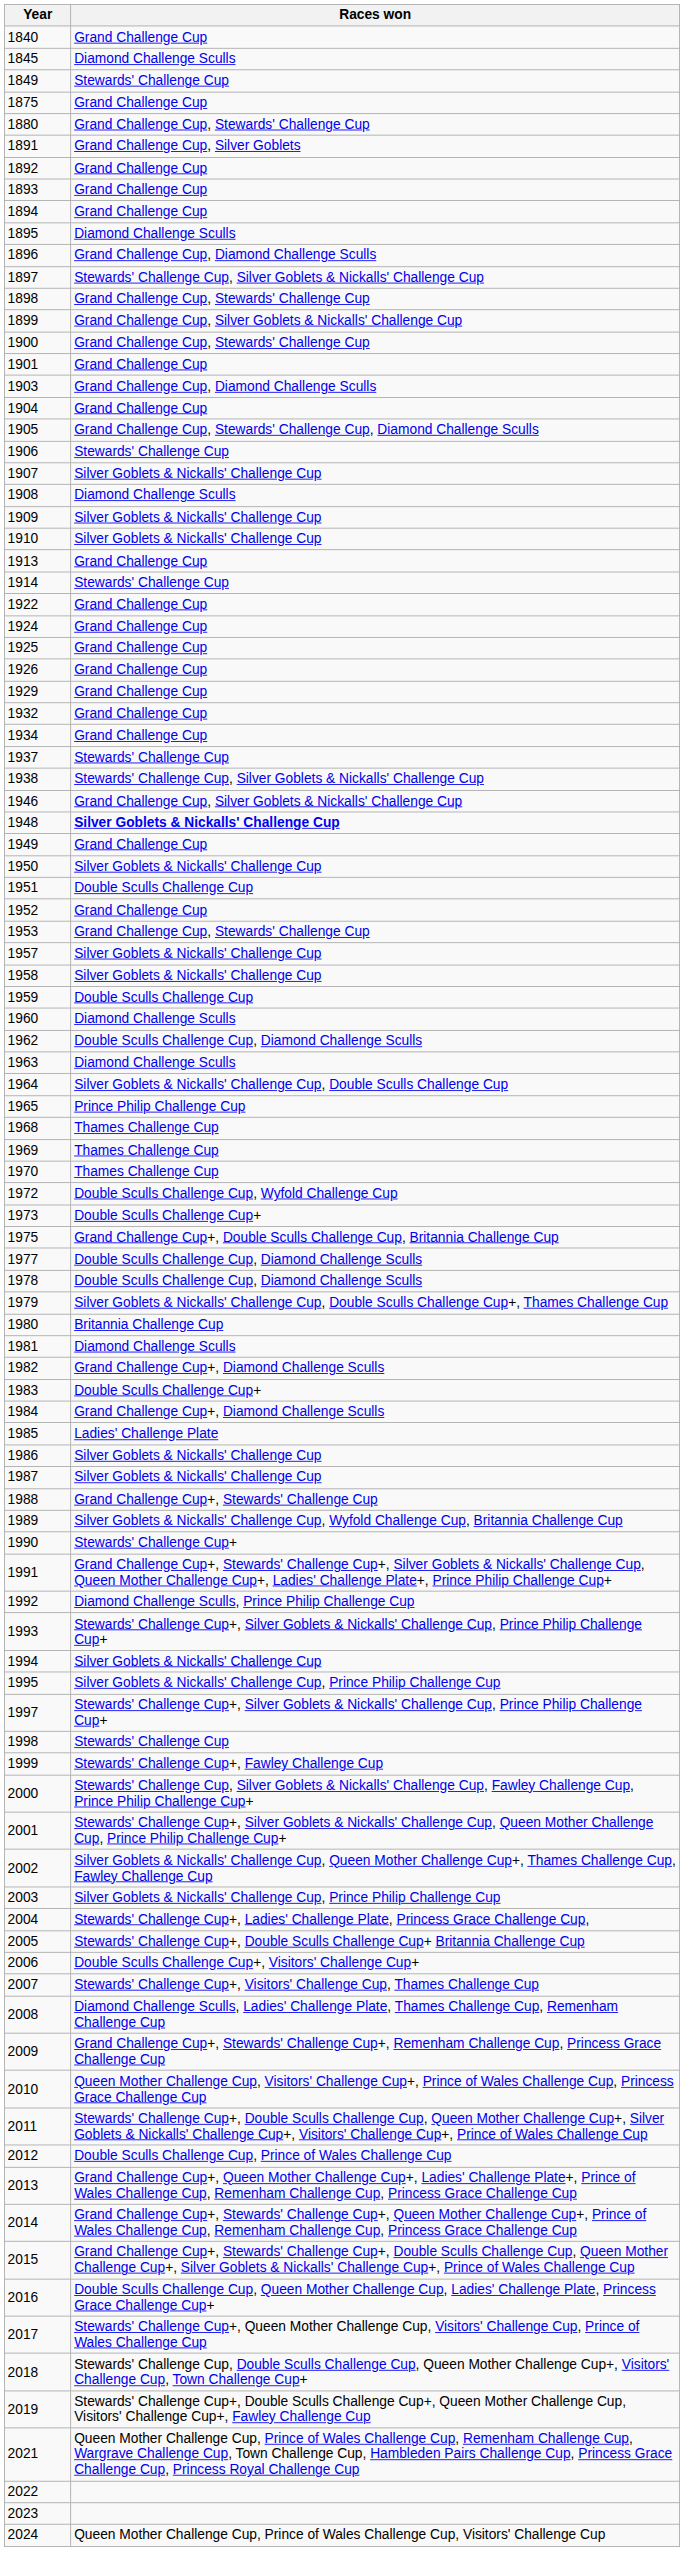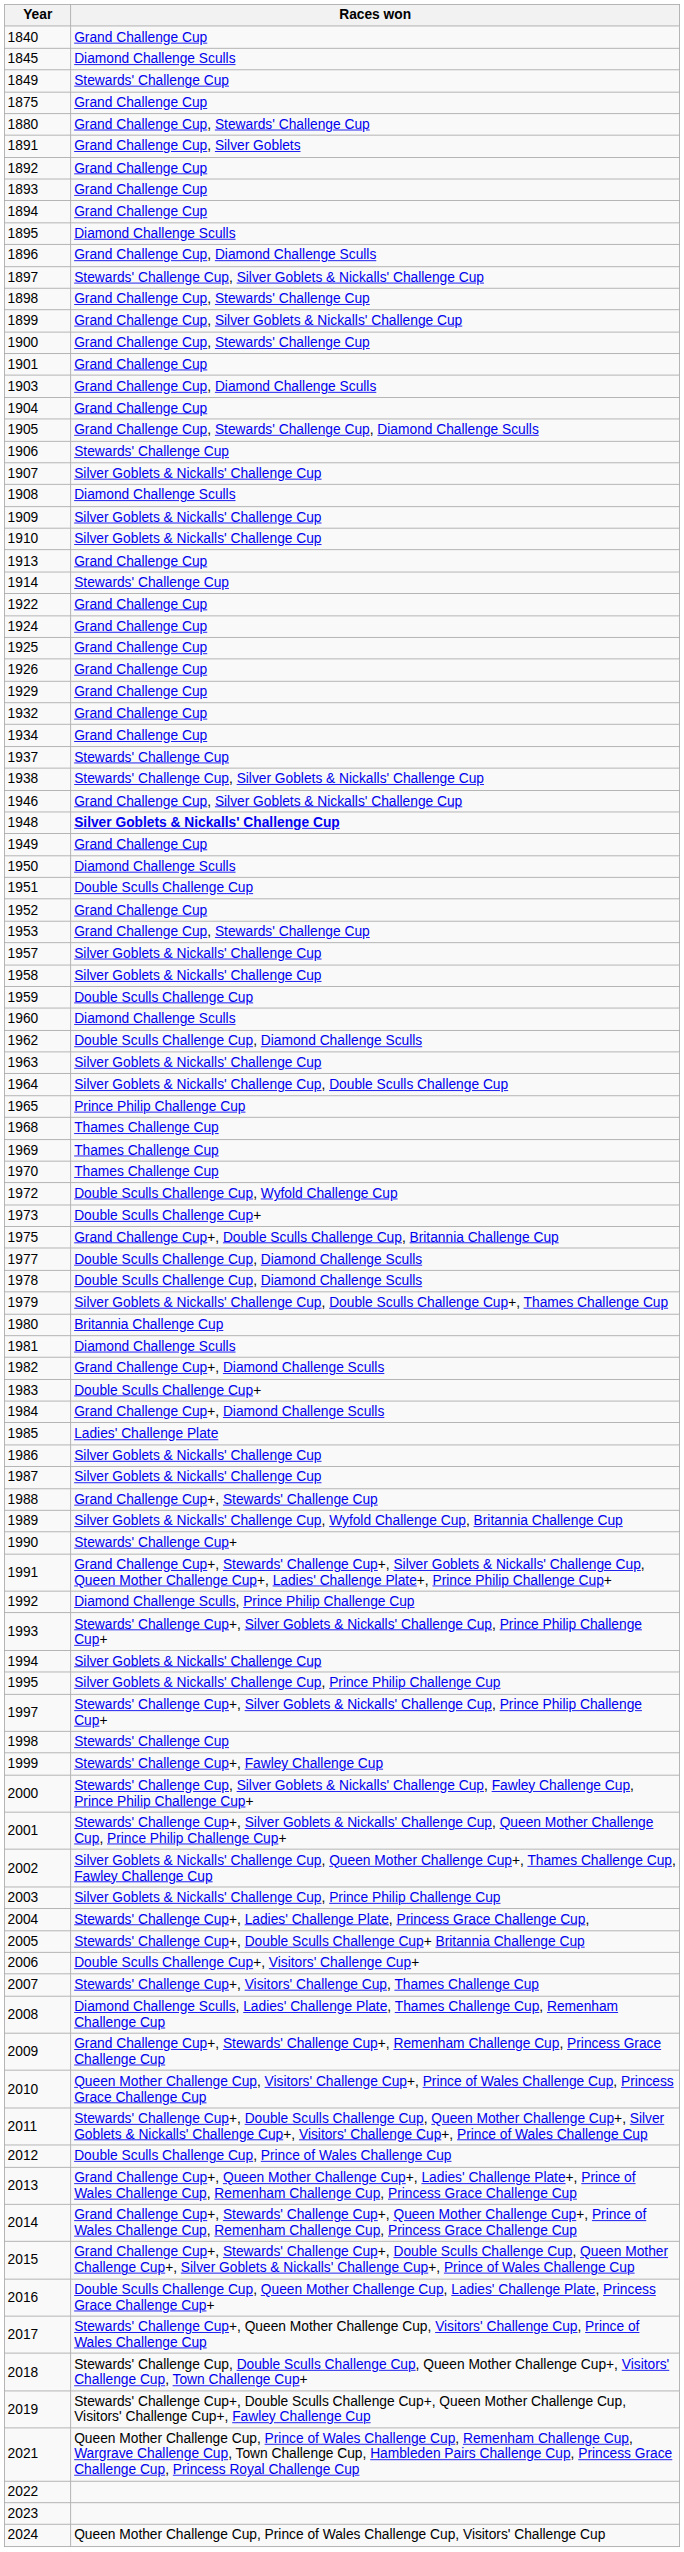(198, 866) Silver Goblets & Nickalls' Challenge Cup -> (155, 866) Diamond Challenge Sculls
(155, 1062) Diamond Challenge Sculls -> (198, 1062) Silver Goblets & Nickalls' Challenge Cup
